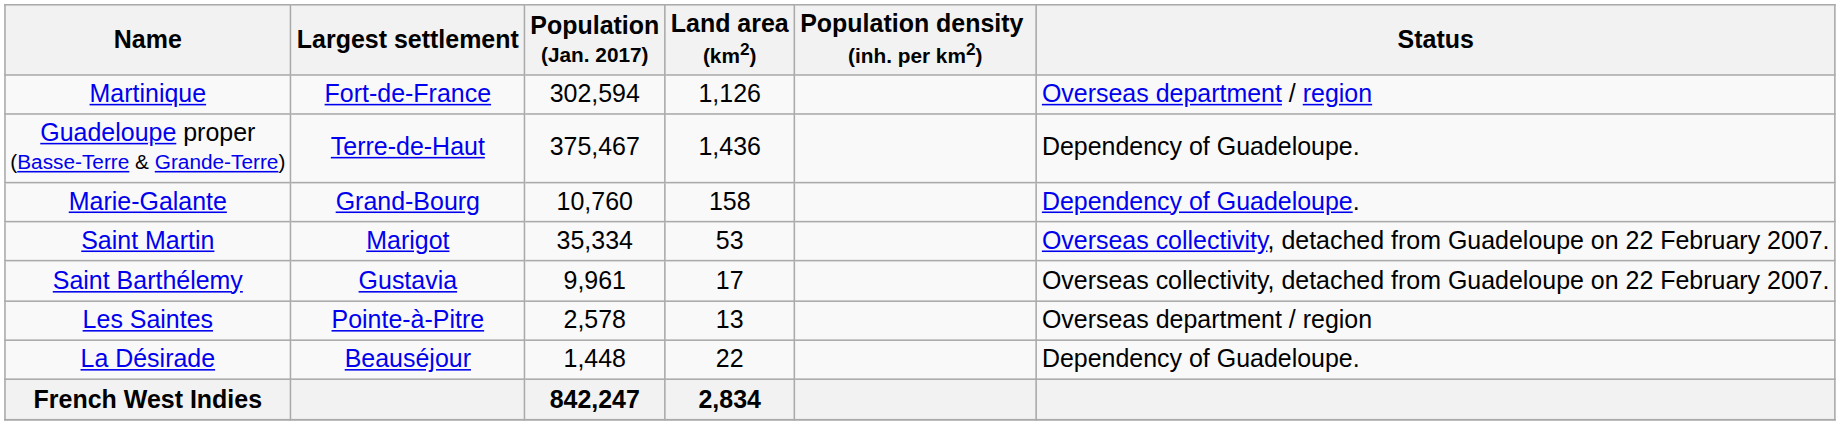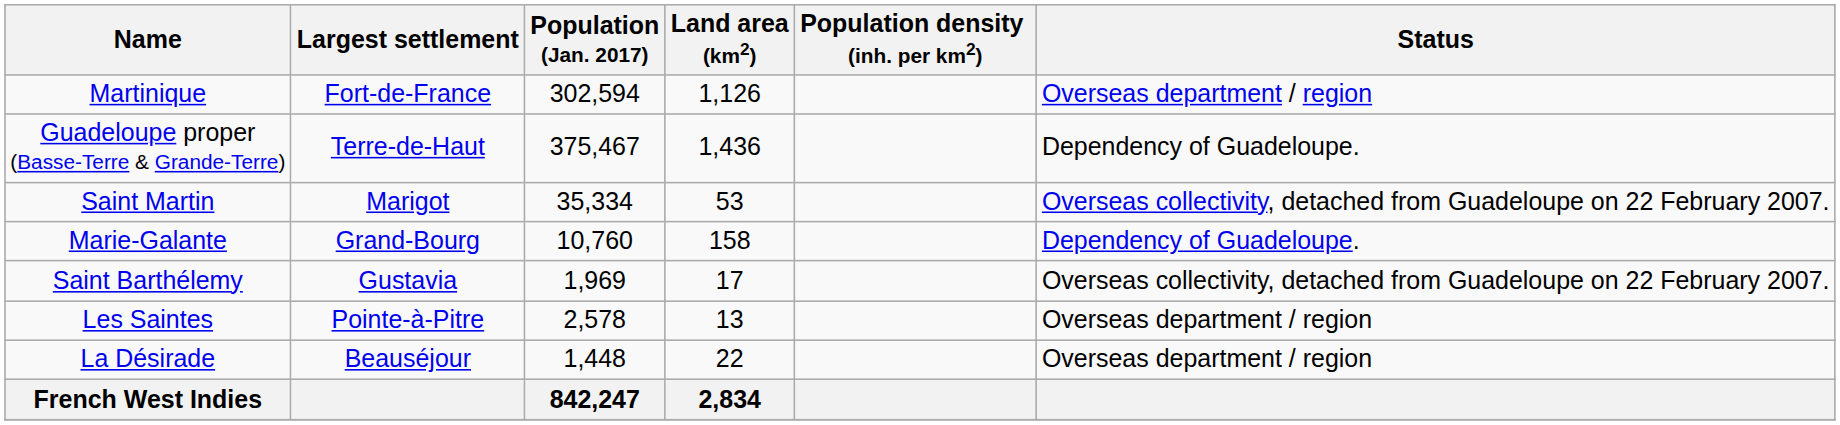rows swapped: (148, 241) <-> (148, 201)
(595, 280) 9,961 -> (595, 280) 1,969
(1201, 359) Dependency of Guadeloupe. -> (1207, 359) Overseas department / region
